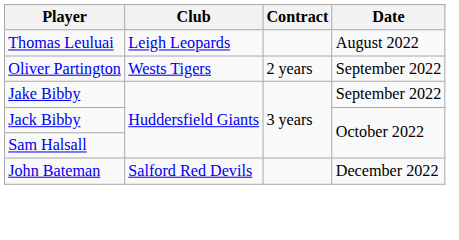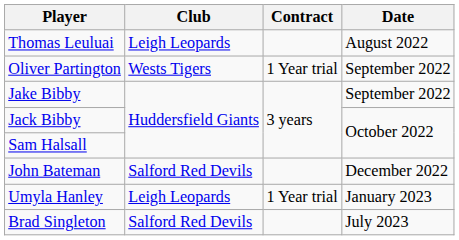(290, 68) 2 years -> (302, 68) 1 Year trial
+ row: (56, 196)
+ row: (57, 222)
